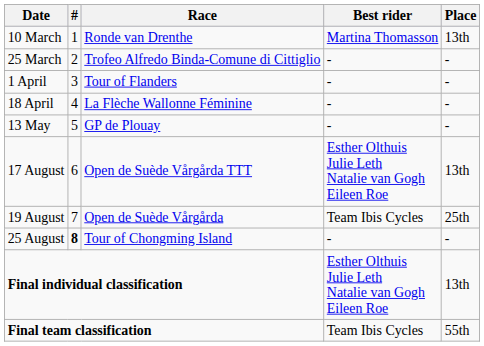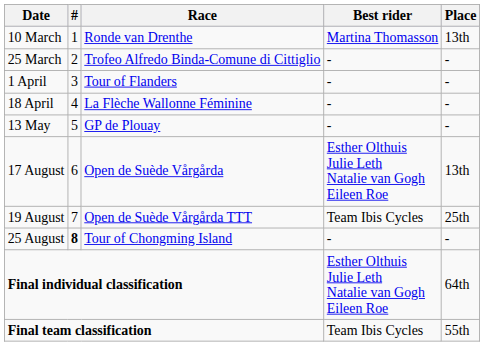(168, 171) Open de Suède Vårgårda TTT -> (154, 171) Open de Suède Vårgårda
(154, 217) Open de Suède Vårgårda -> (168, 217) Open de Suède Vårgårda TTT
(457, 284) 13th -> (457, 284) 64th
